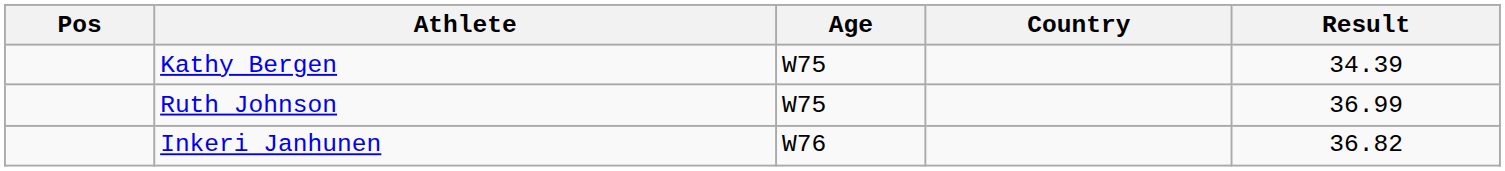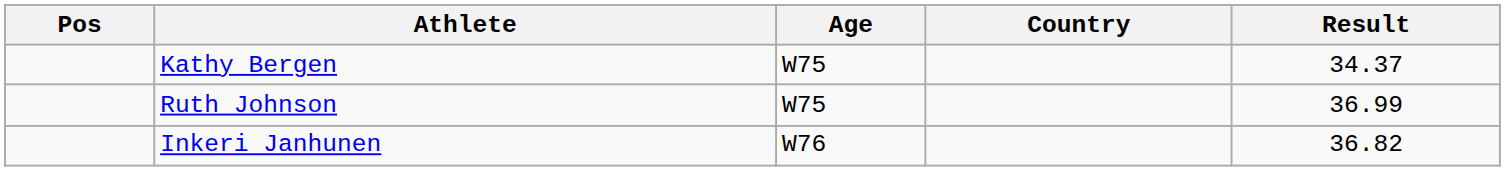(1366, 65) 34.39 -> (1366, 65) 34.37
